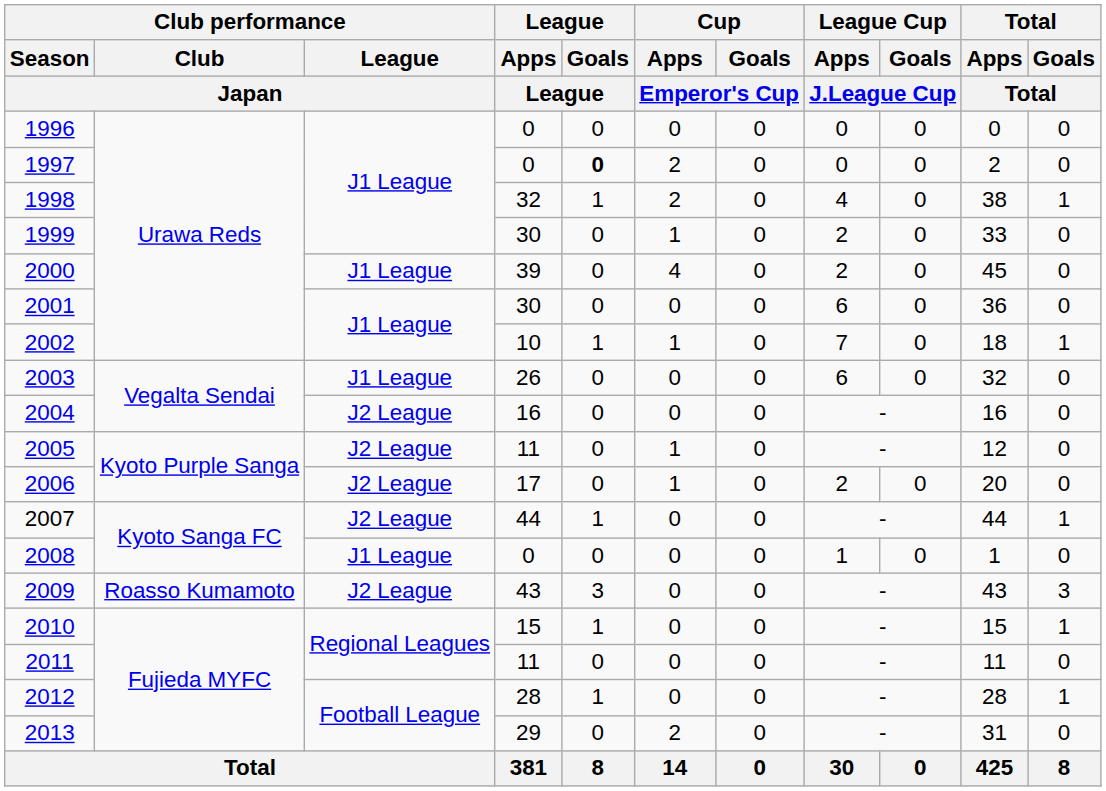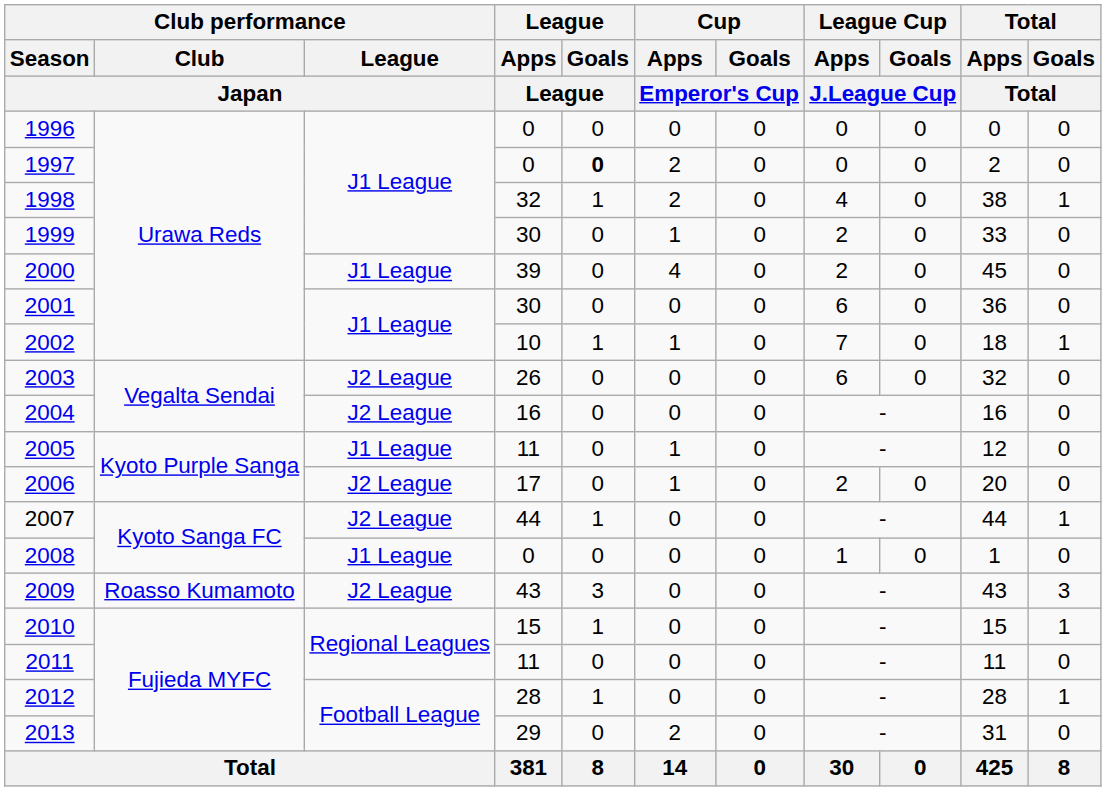(400, 377) J1 League -> (400, 377) J2 League
(400, 448) J2 League -> (400, 448) J1 League
